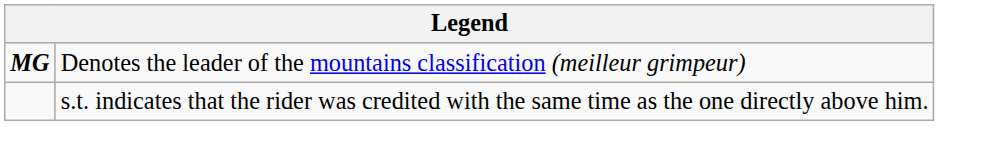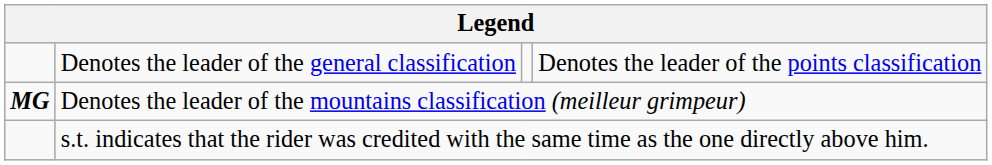+ row: (288, 62)
